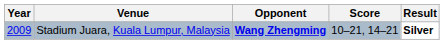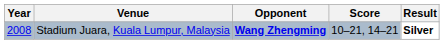(19, 31) 2009 -> (19, 31) 2008
